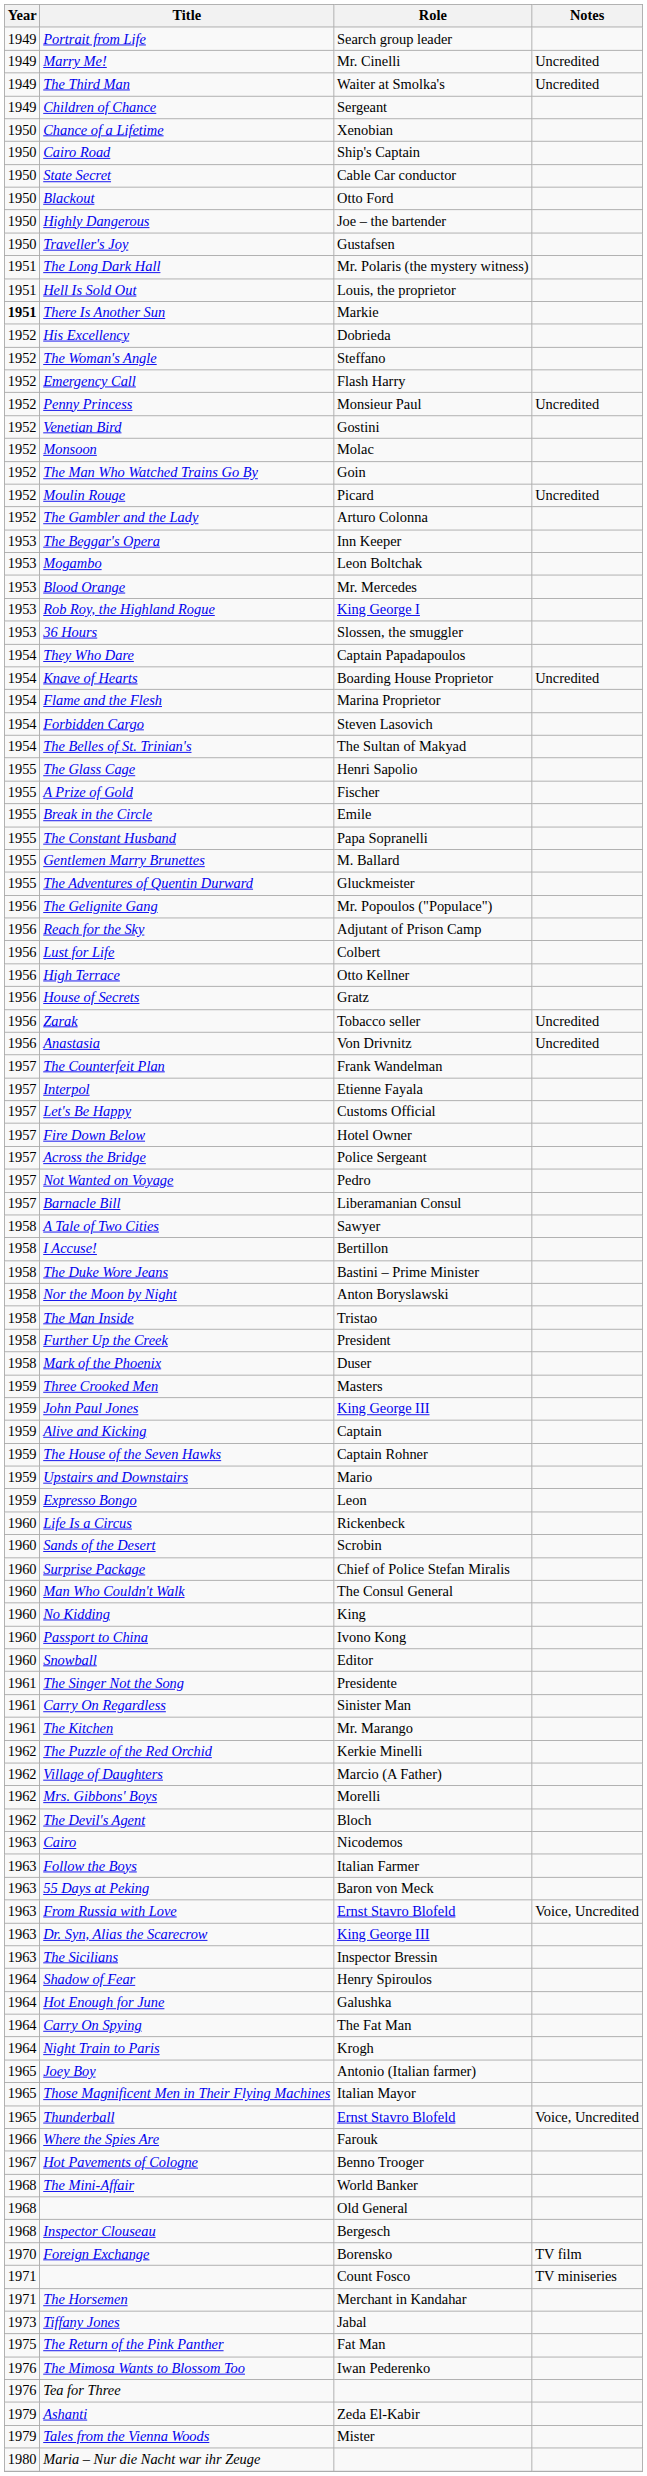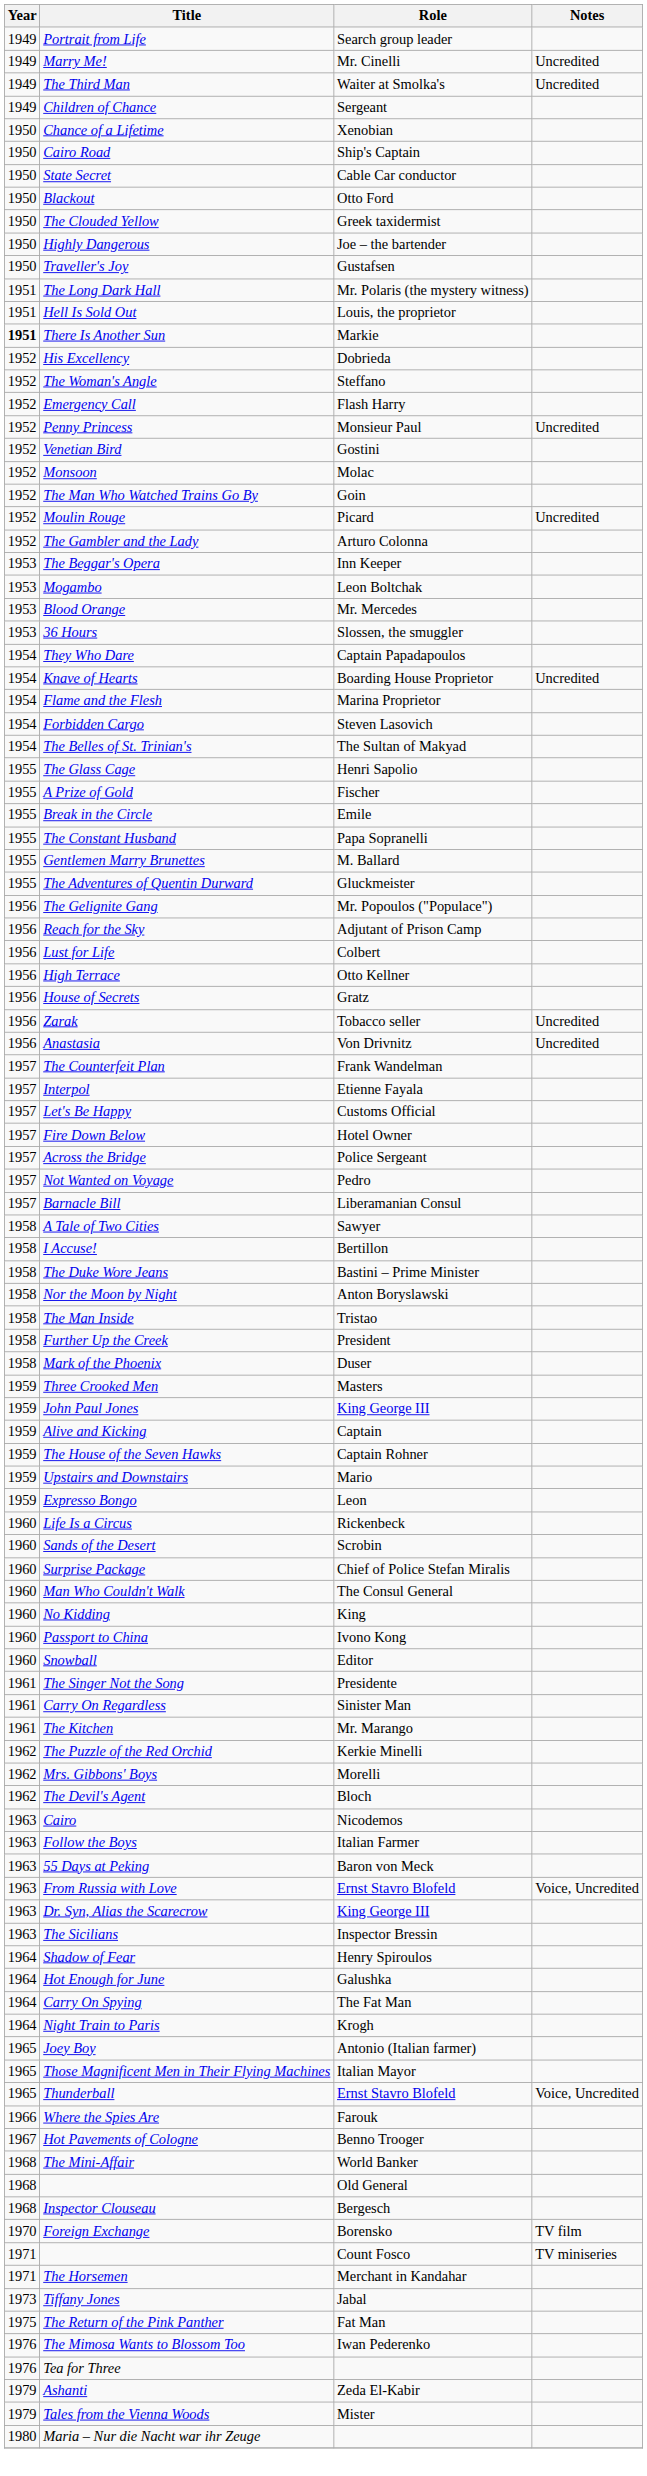+ row: (101, 221)
- row: (129, 609)
- row: (103, 1774)
